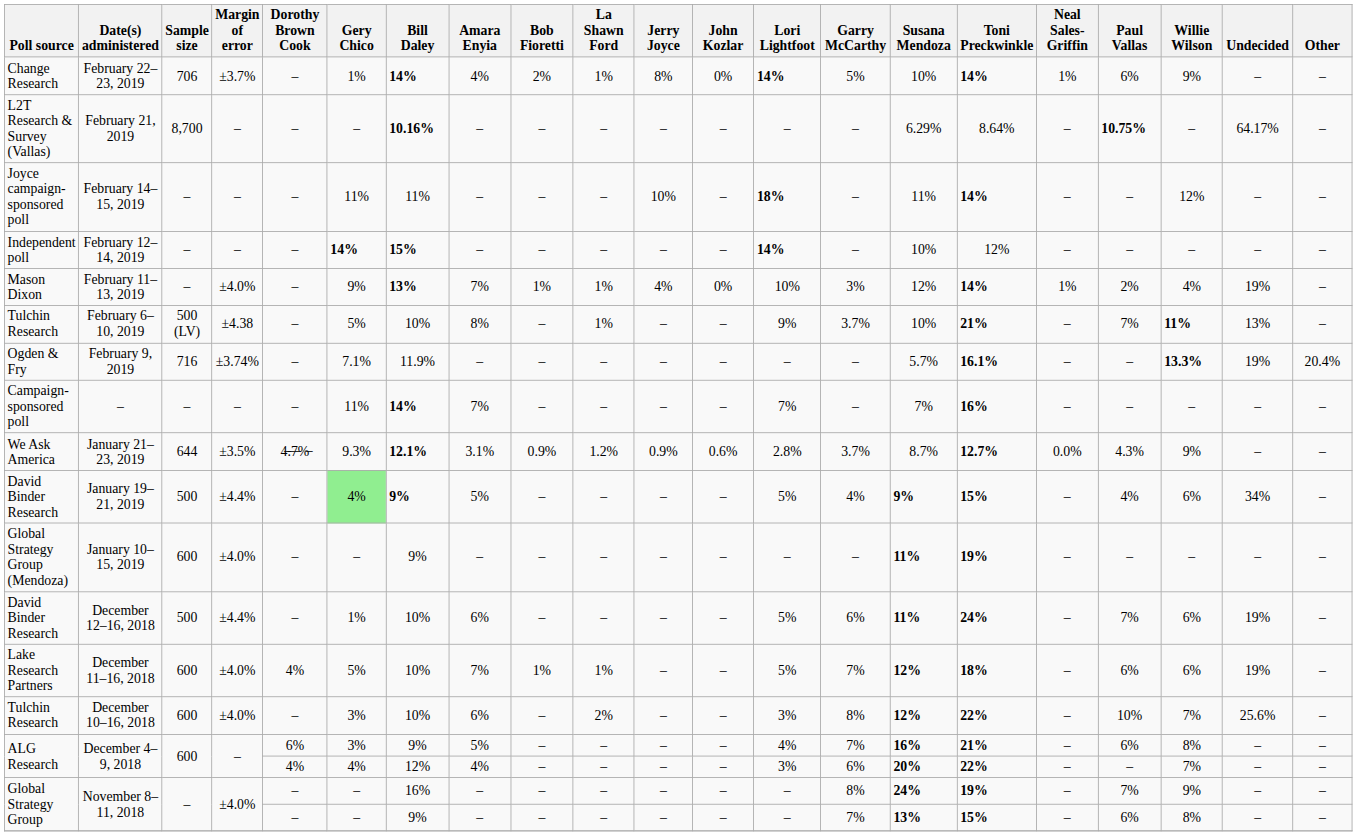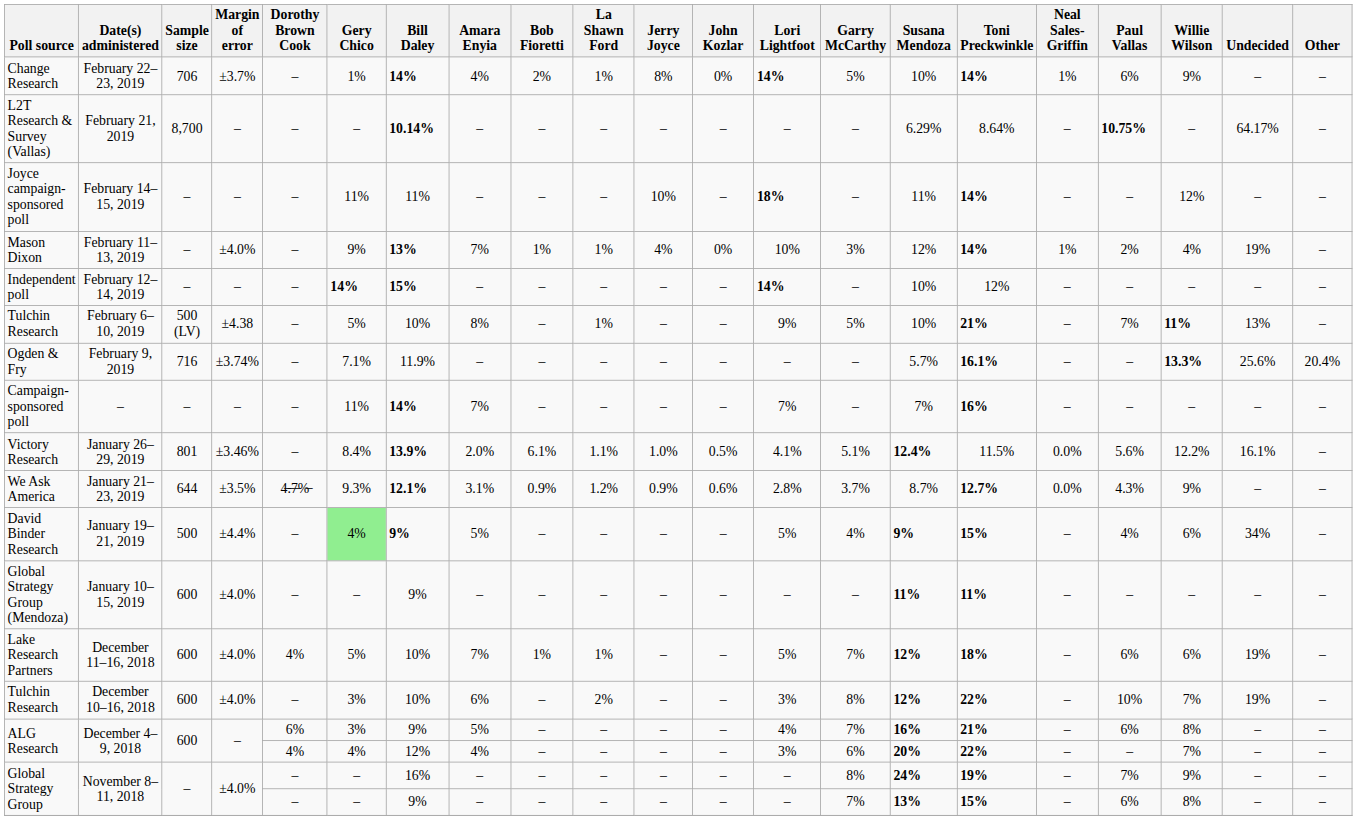(412, 128) 10.16% -> (412, 128) 10.14%
rows swapped: (42, 249) <-> (26, 287)
(856, 324) 3.7% -> (856, 324) 5%
(1258, 361) 19% -> (1258, 361) 25.6%
+ row: (33, 451)
(974, 557) 19% -> (974, 594) 11%
- row: (33, 617)
(1258, 715) 25.6% -> (1258, 700) 19%
